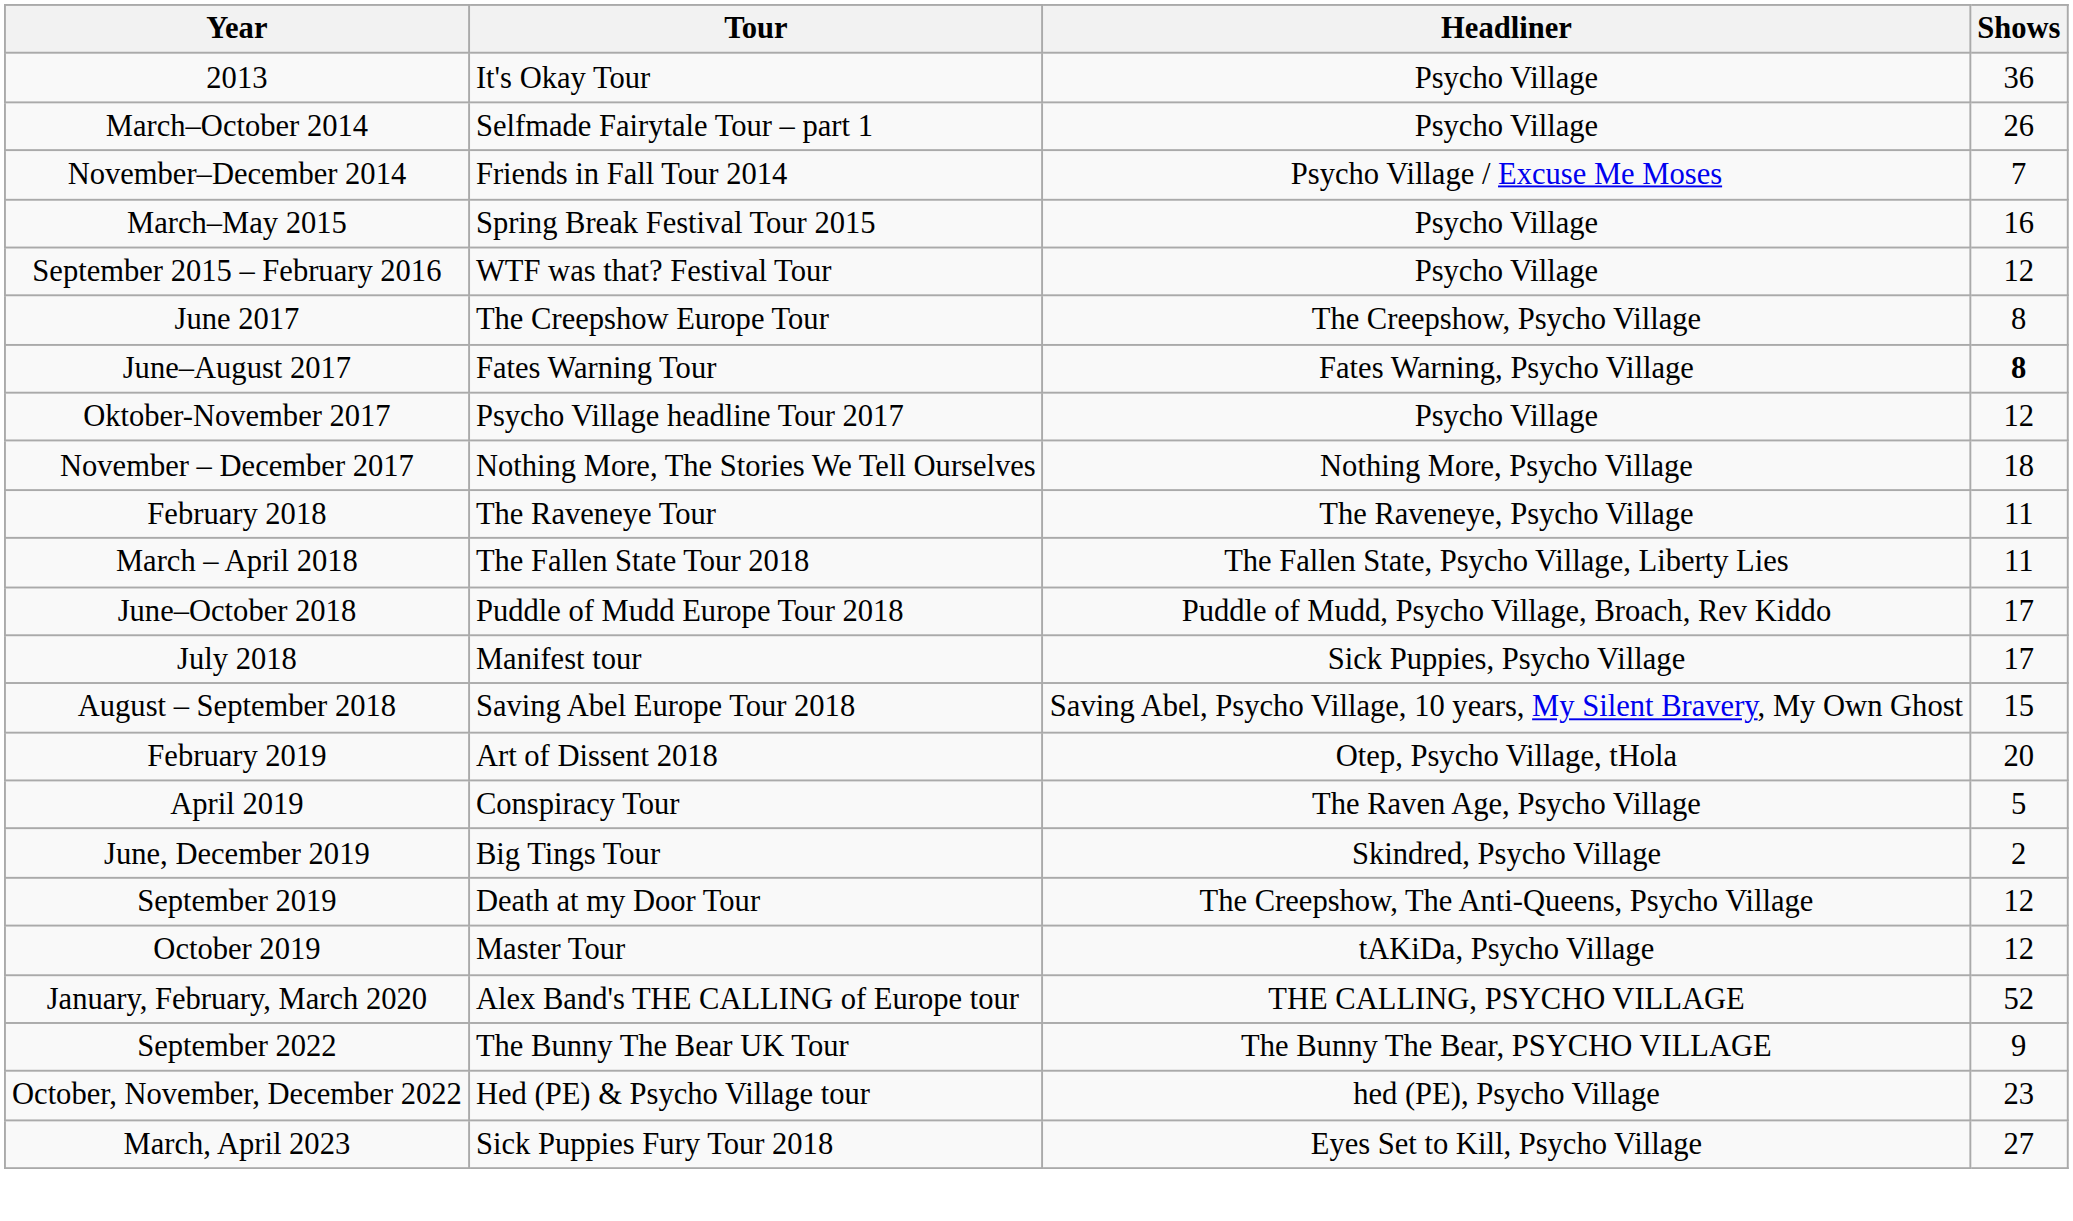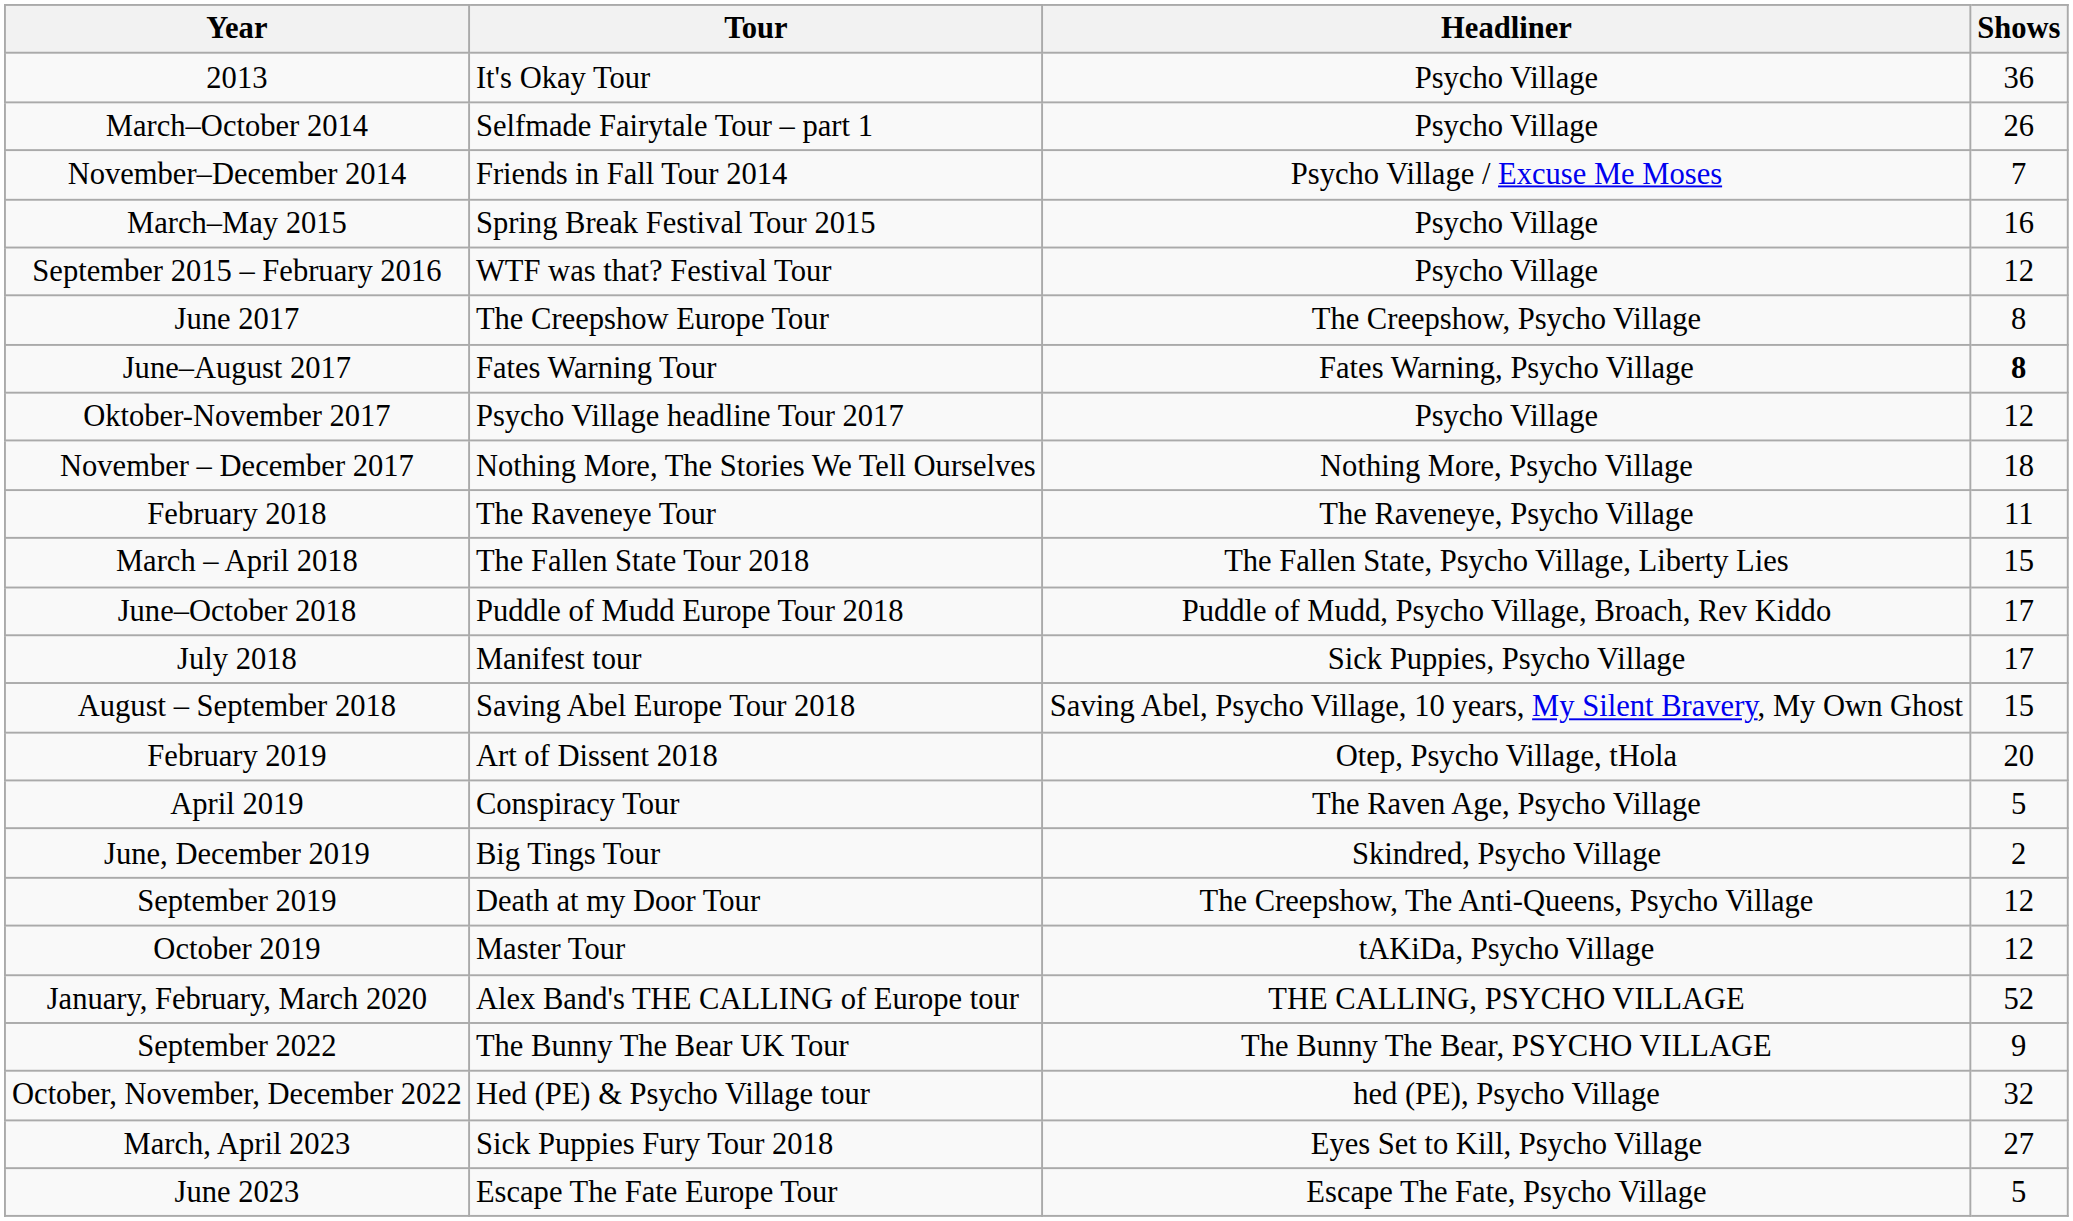(2019, 561) 11 -> (2019, 561) 15
(2019, 1094) 23 -> (2019, 1094) 32
+ row: (237, 1191)
